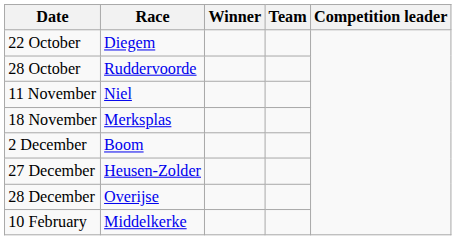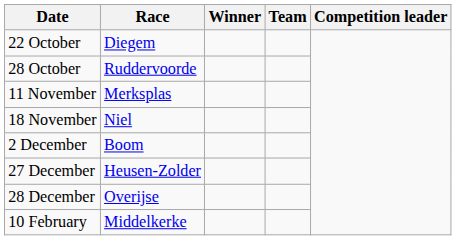(118, 94) Niel -> (138, 94) Merksplas
(138, 119) Merksplas -> (118, 119) Niel
